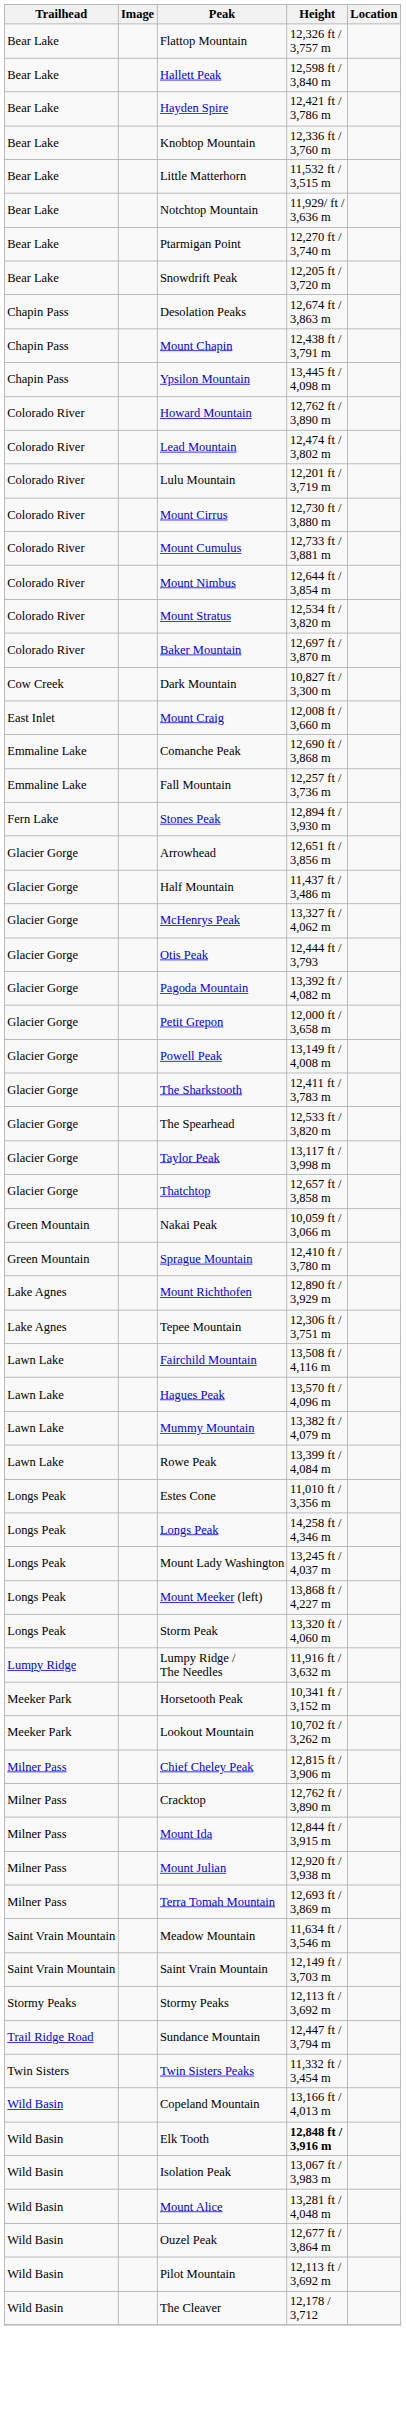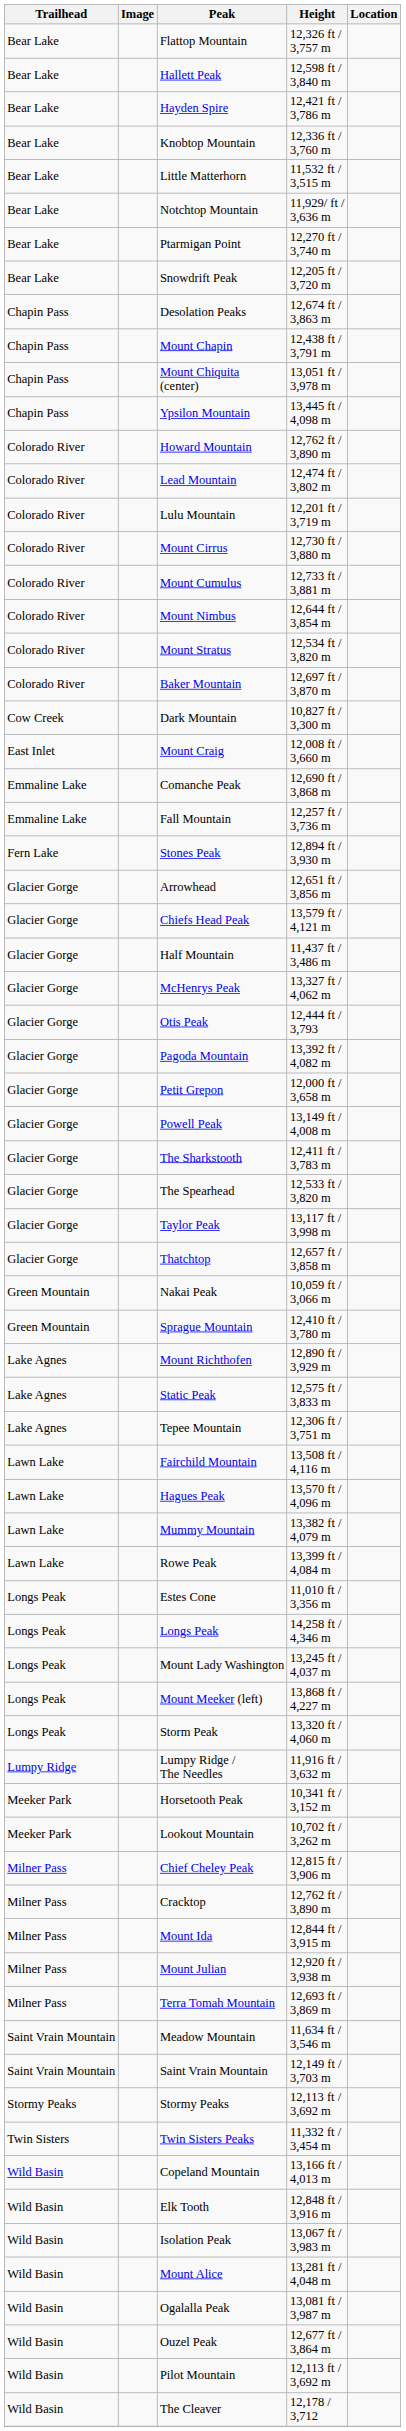+ row: (200, 379)
+ row: (205, 920)
+ row: (188, 1394)
- row: (210, 2037)
(316, 2138) bold -> (316, 2206) normal
+ row: (195, 2307)
